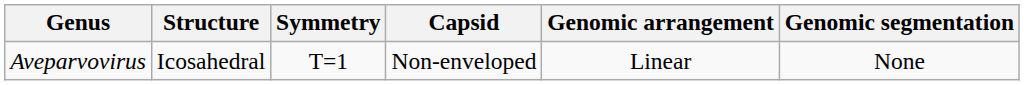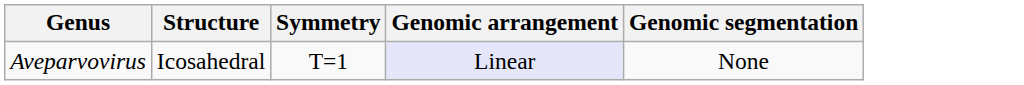- column: (464, 23)
(661, 60) no background -> (505, 60) lavender background
